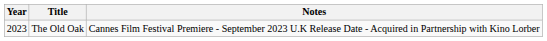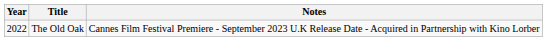(17, 28) 2023 -> (17, 28) 2022
